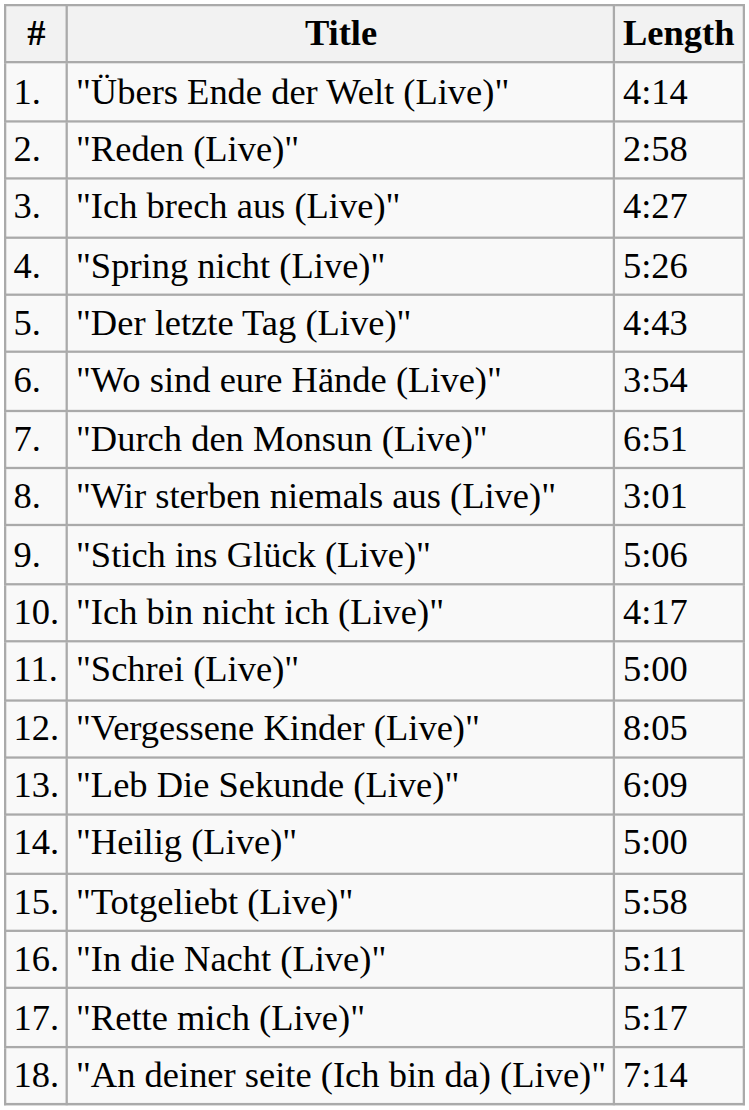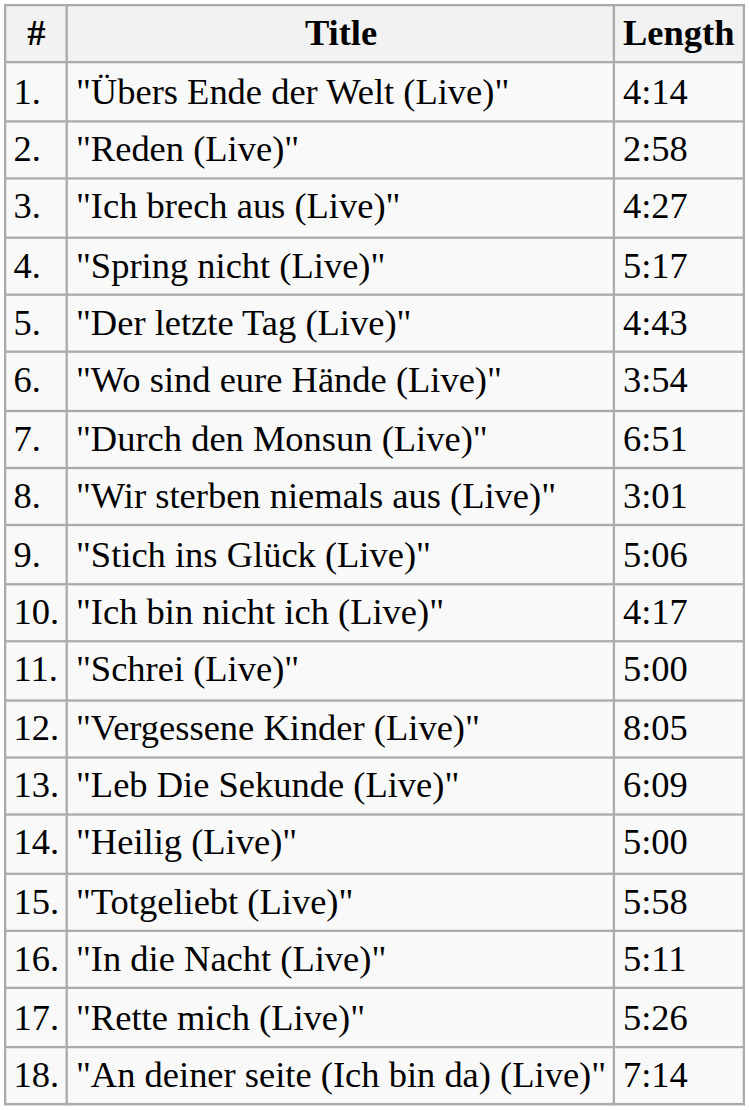(655, 264) 5:26 -> (655, 264) 5:17
(655, 1016) 5:17 -> (655, 1016) 5:26
